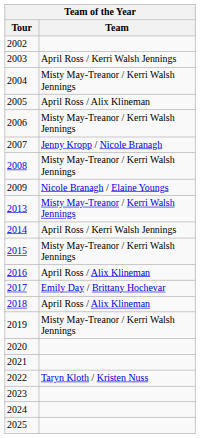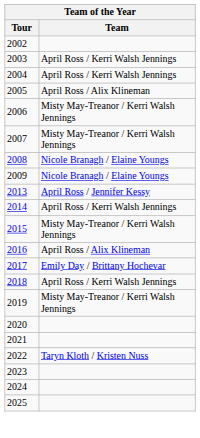(108, 80) Misty May-Treanor / Kerri Walsh Jennings -> (109, 75) April Ross / Kerri Walsh Jennings
(102, 144) Jenny Kropp / Nicole Branagh -> (108, 139) Misty May-Treanor / Kerri Walsh Jennings
(108, 166) Misty May-Treanor / Kerri Walsh Jennings -> (105, 160) Nicole Branagh / Elaine Youngs
(108, 208) Misty May-Treanor / Kerri Walsh Jennings -> (96, 192) April Ross / Jennifer Kessy
(96, 304) April Ross / Alix Klineman -> (109, 281) April Ross / Kerri Walsh Jennings
